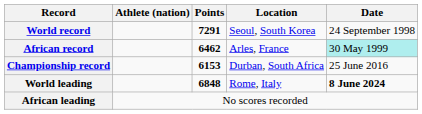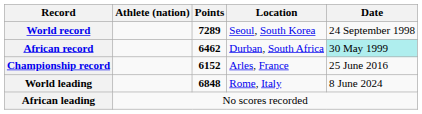(209, 30) 7291 -> (209, 30) 7289
(259, 48) Arles, France -> (277, 48) Durban, South Africa
(209, 65) 6153 -> (209, 65) 6152
(277, 65) Durban, South Africa -> (259, 65) Arles, France
(357, 83) bold -> (356, 83) normal
